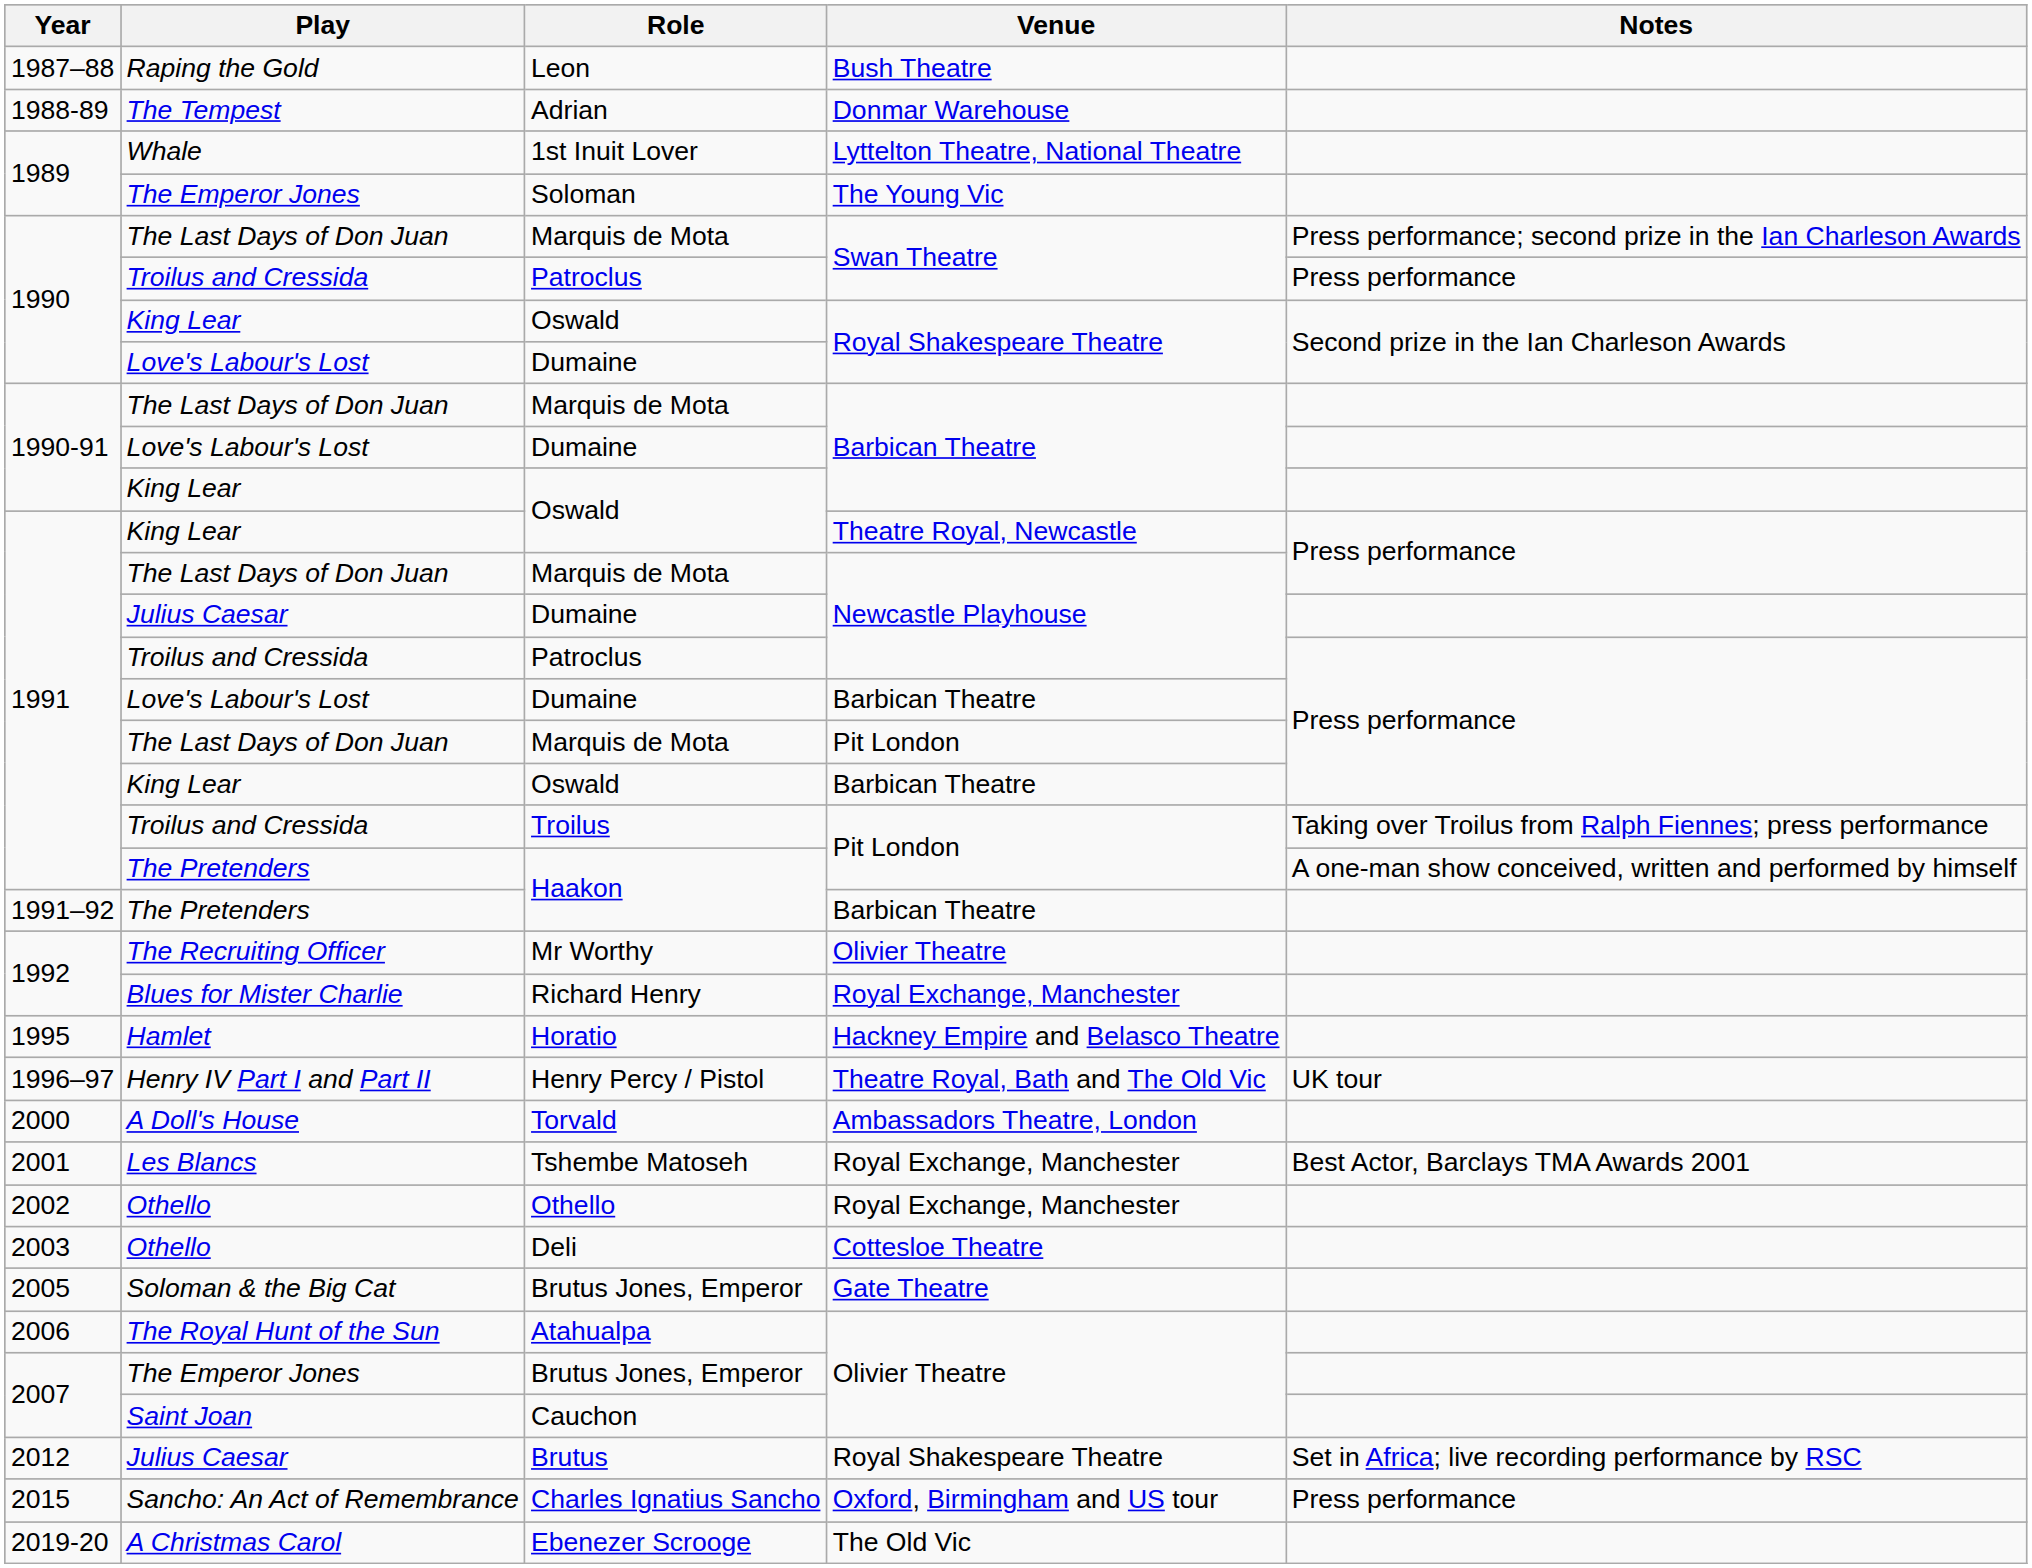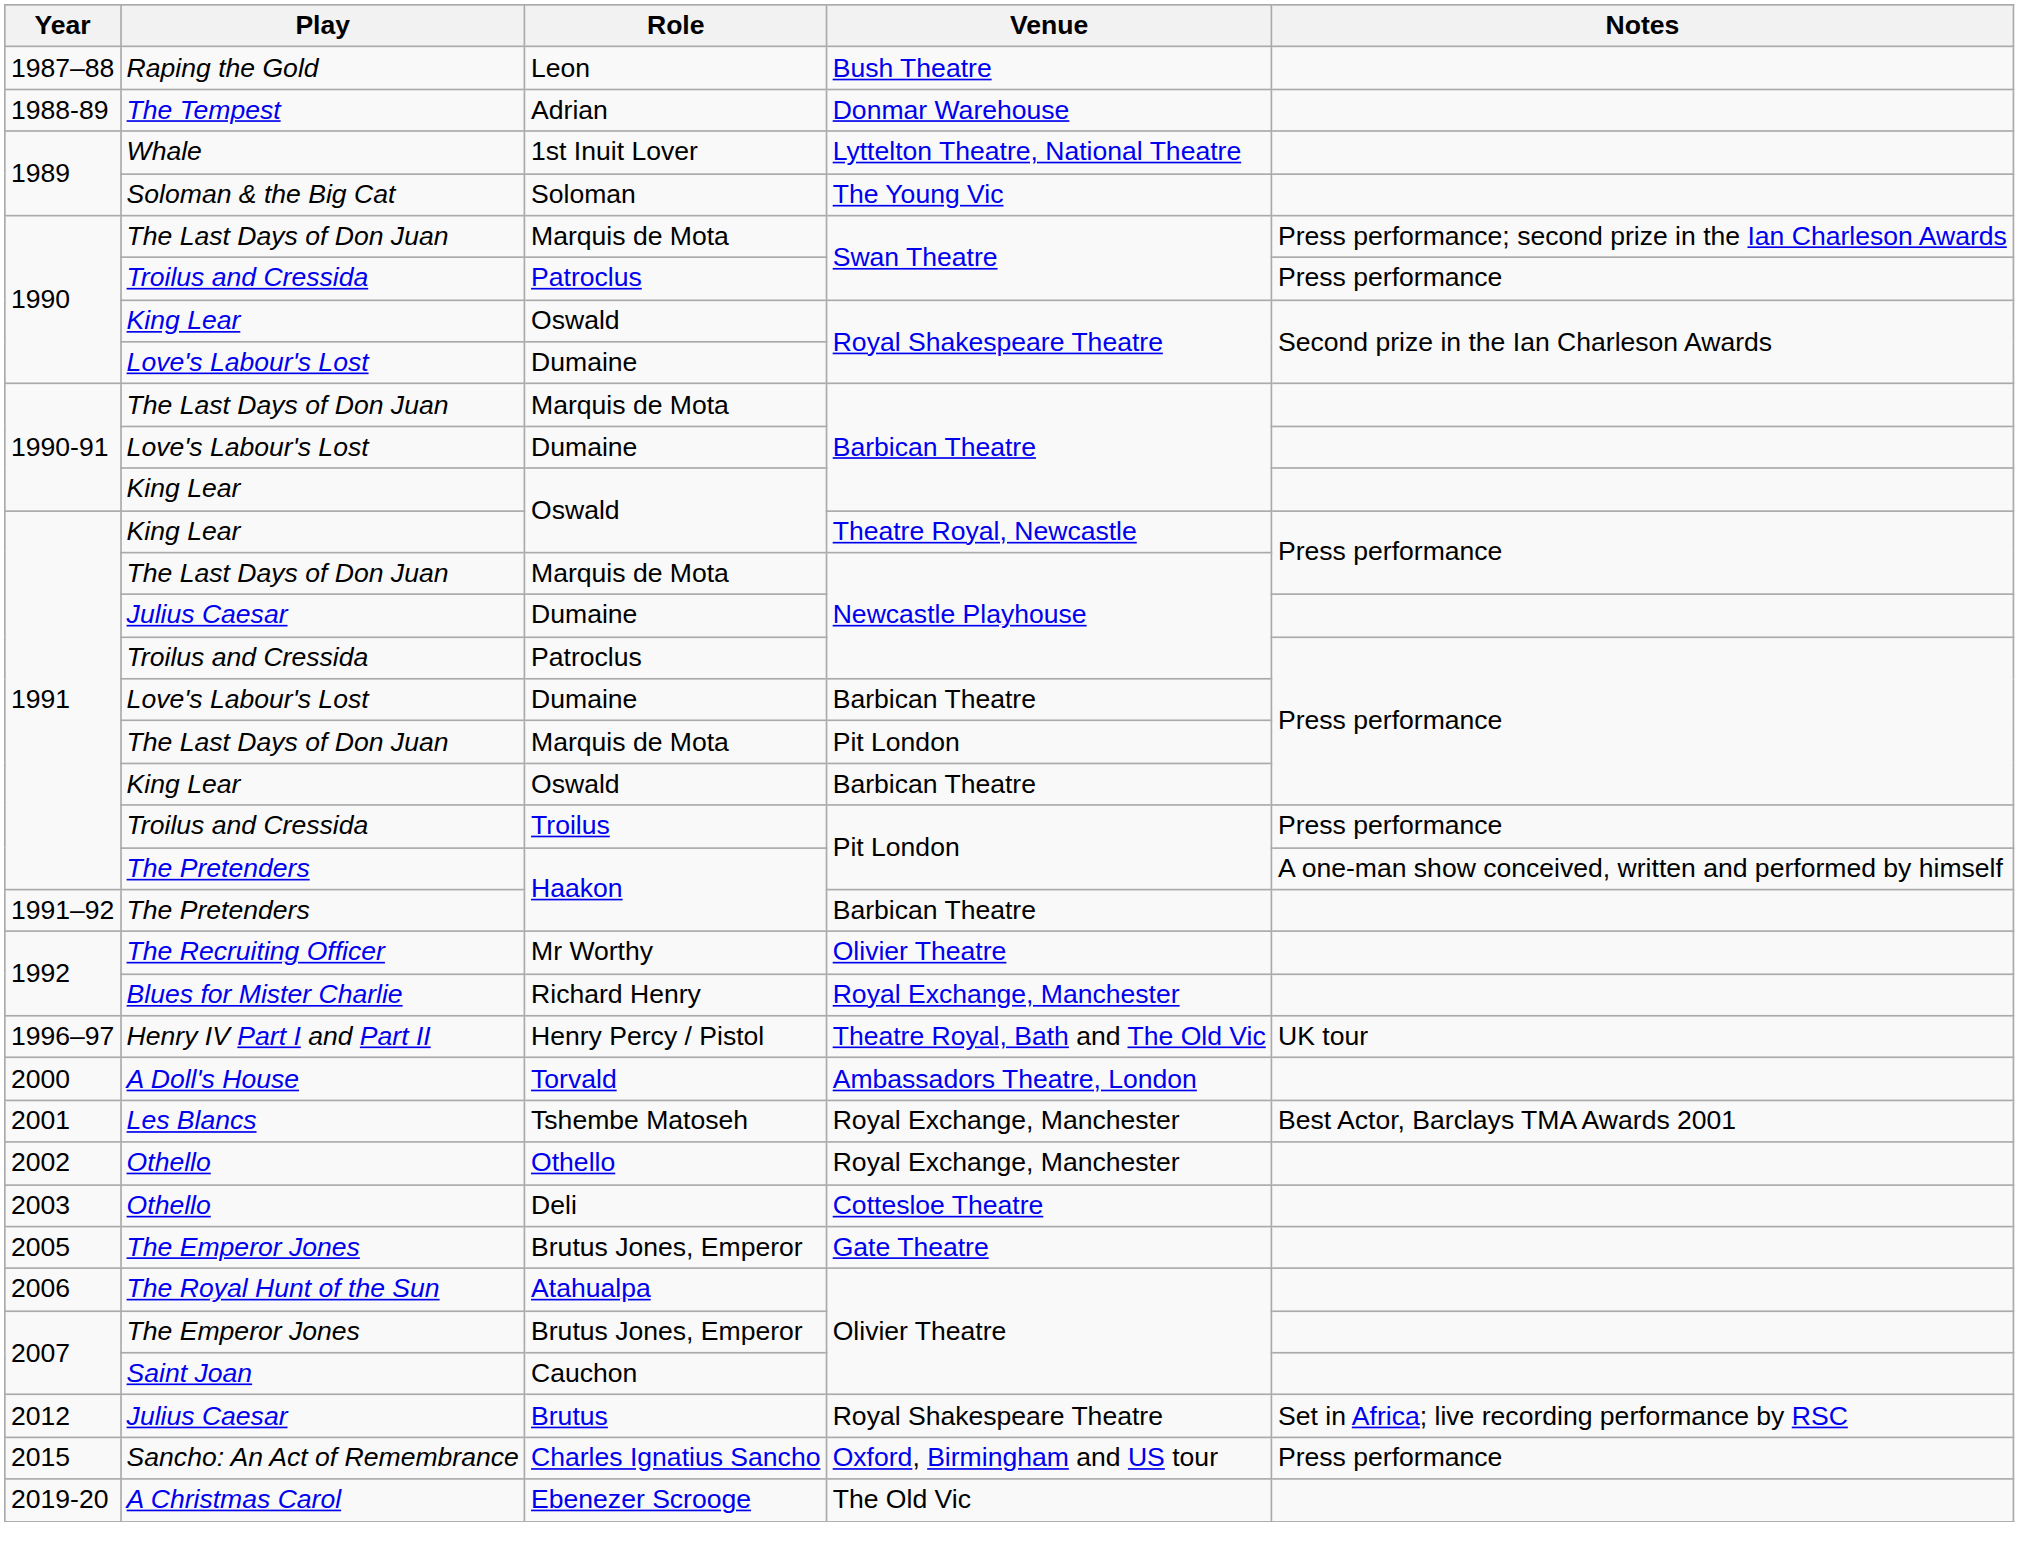(243, 194) The Emperor Jones -> (261, 194) Soloman & the Big Cat
(1640, 825) Taking over Troilus from Ralph Fiennes; press performance -> (1390, 825) Press performance
- row: (574, 1036)
(261, 1289) Soloman & the Big Cat -> (243, 1247) The Emperor Jones
